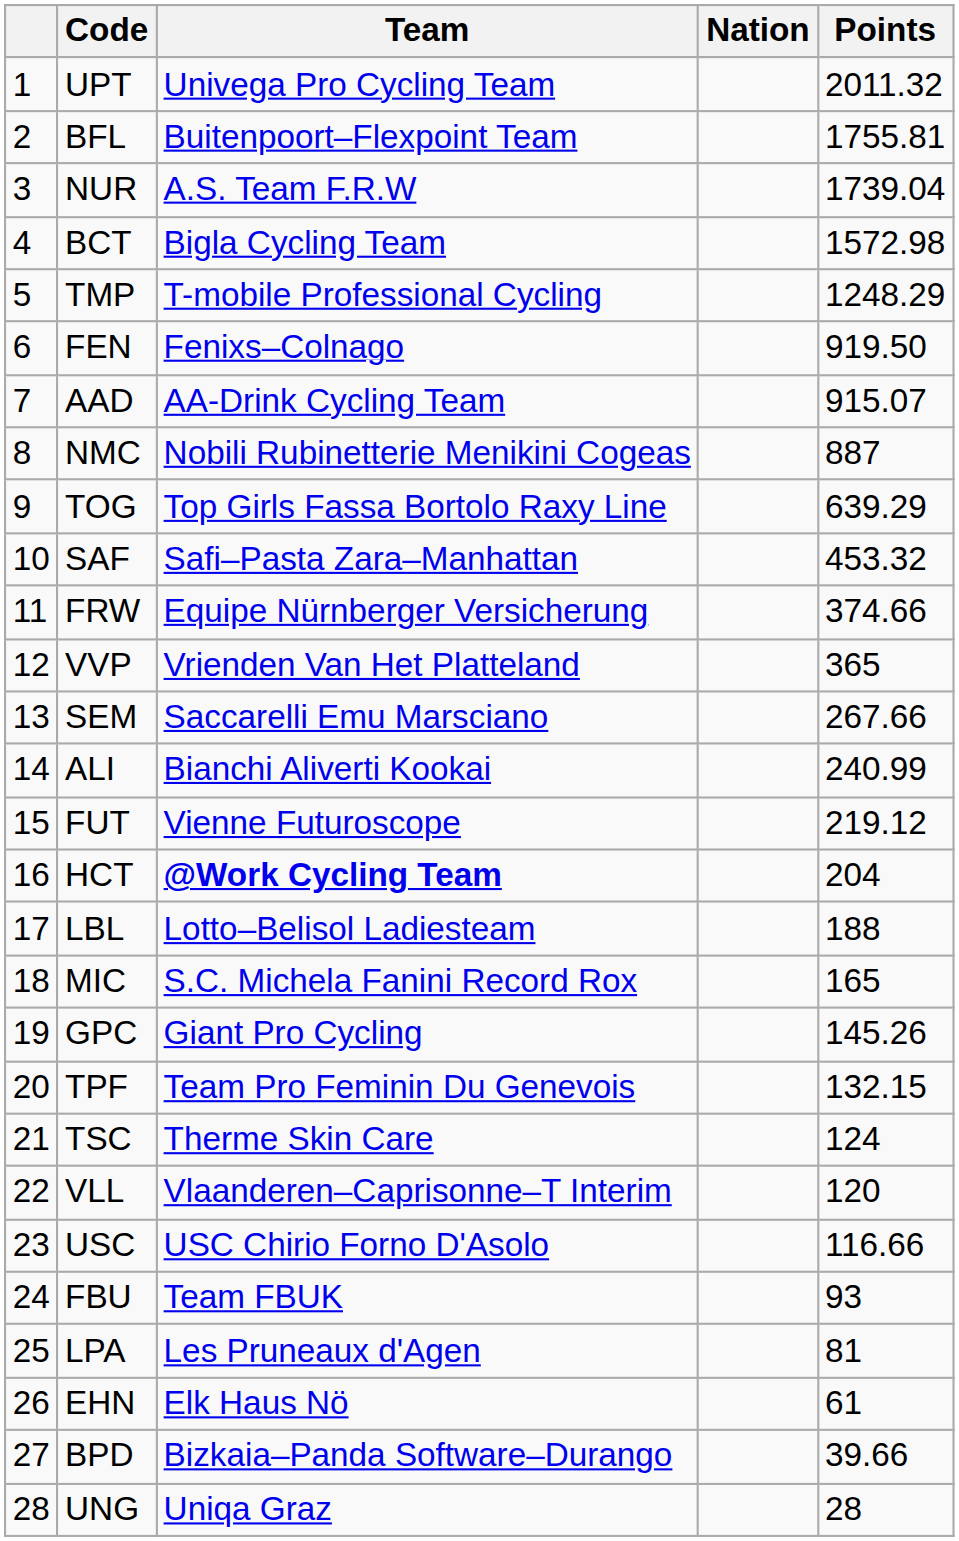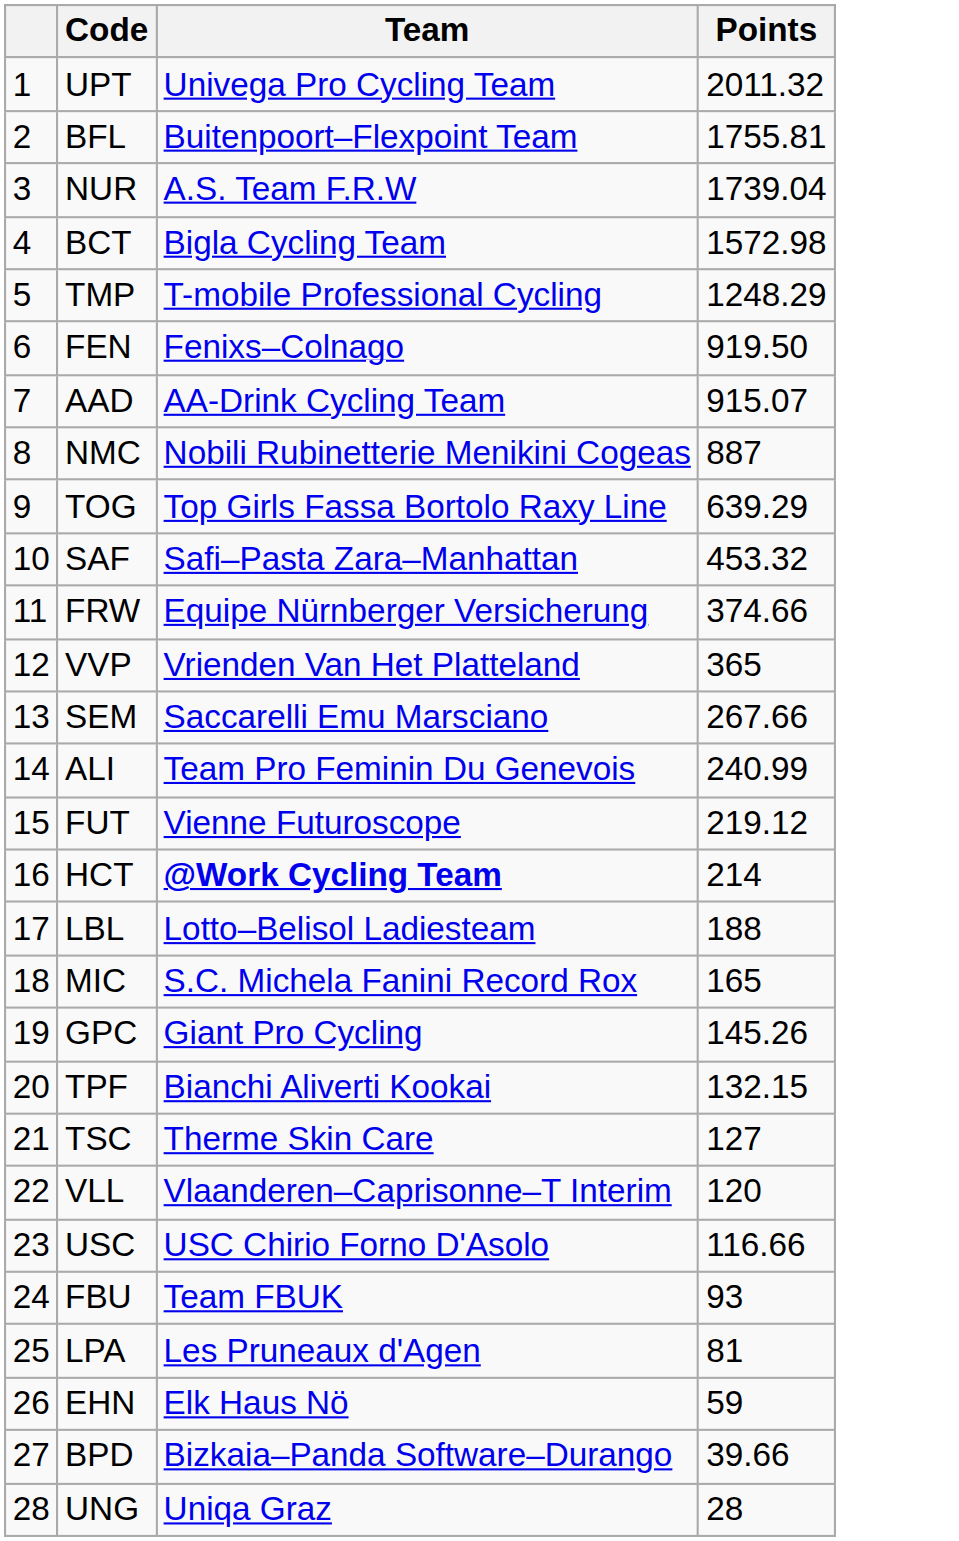- column: (758, 30)
(327, 769) Bianchi Aliverti Kookai -> (399, 769) Team Pro Feminin Du Genevois
(853, 875) 204 -> (734, 875) 214
(399, 1086) Team Pro Feminin Du Genevois -> (327, 1086) Bianchi Aliverti Kookai
(853, 1139) 124 -> (734, 1139) 127
(844, 1403) 61 -> (725, 1403) 59
